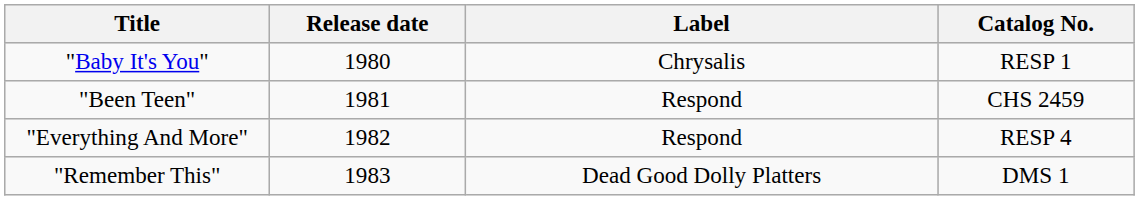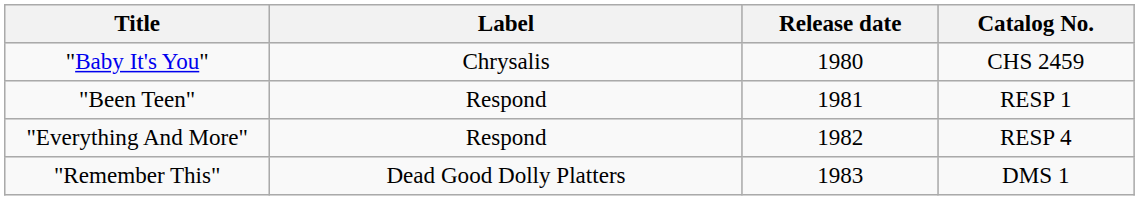columns swapped: (367, 23) <-> (702, 23)
(1036, 61) RESP 1 -> (1036, 61) CHS 2459
(1036, 99) CHS 2459 -> (1036, 99) RESP 1
